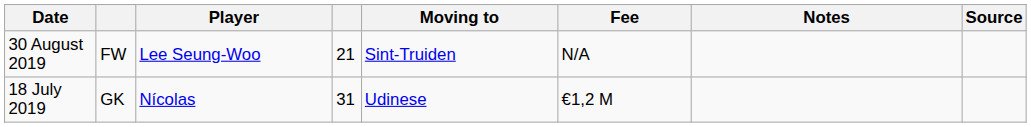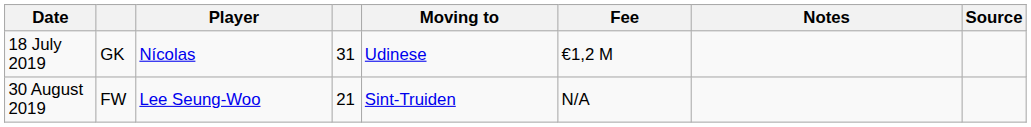rows swapped: (35, 99) <-> (46, 53)
